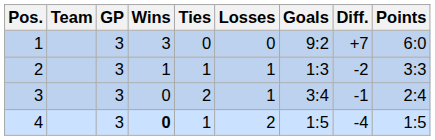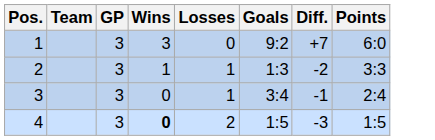- column: (195, 17)
(361, 122) -4 -> (321, 122) -3
